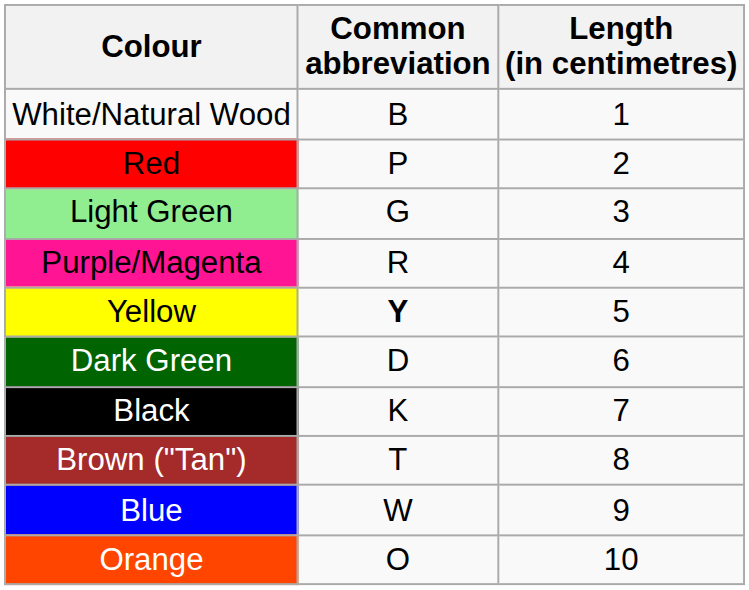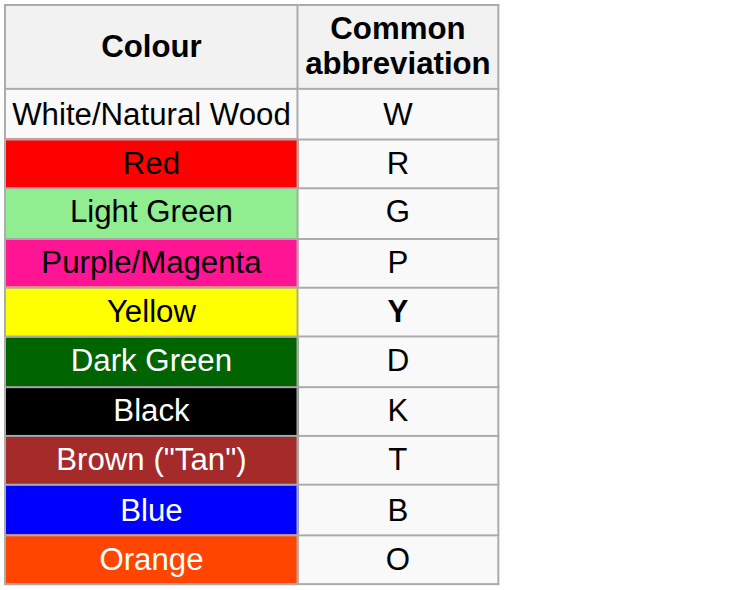- column: (621, 46)
(398, 113) B -> (398, 113) W
(398, 163) P -> (398, 163) R
(398, 262) R -> (398, 262) P
(398, 509) W -> (398, 509) B
